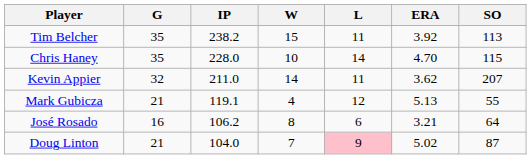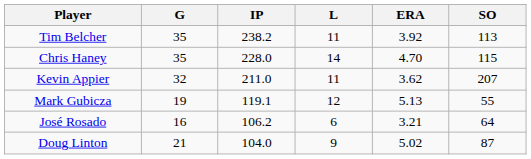- column: (291, 15)
(157, 100) 21 -> (180, 100) 19
(358, 143) pink background -> (334, 143) no background
